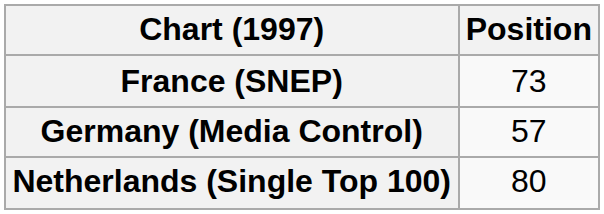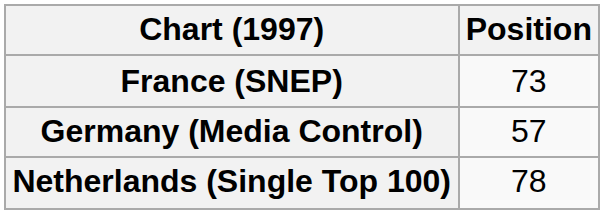(529, 182) 80 -> (529, 182) 78
